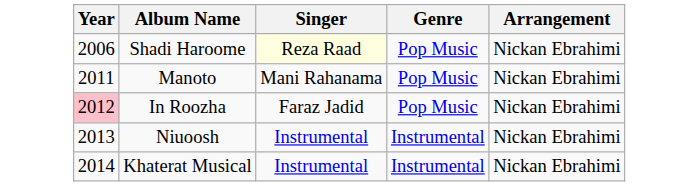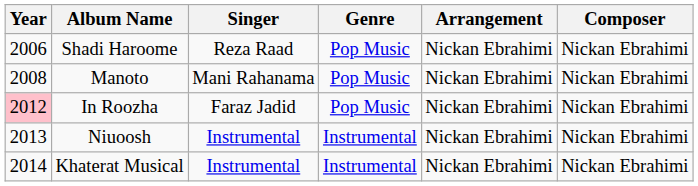+ column: (625, 19)
(321, 48) lightyellow background -> (253, 48) no background
(96, 78) 2011 -> (28, 78) 2008
